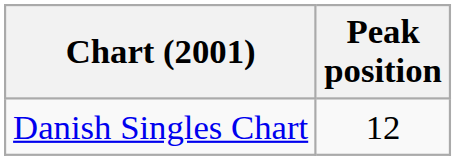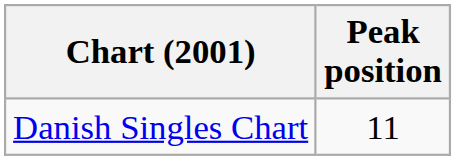(383, 126) 12 -> (383, 126) 11
